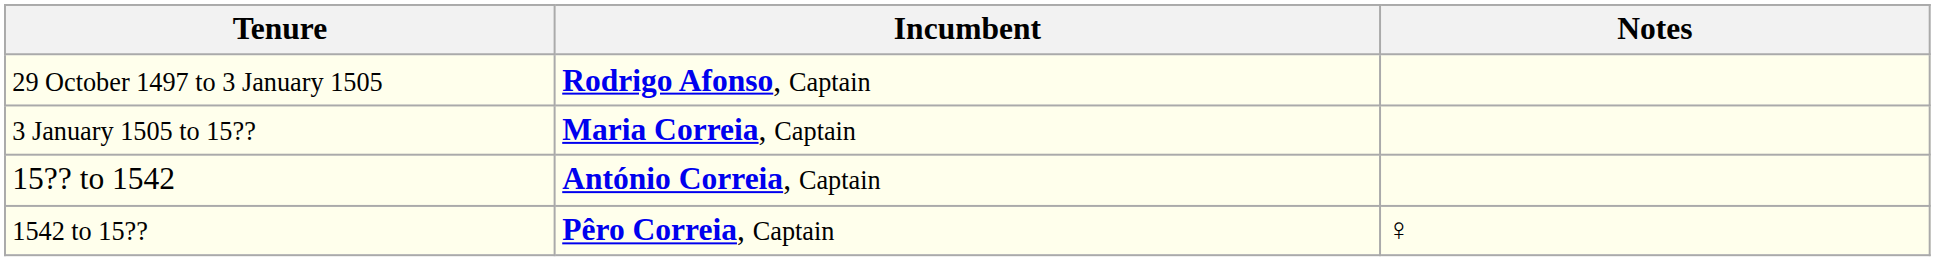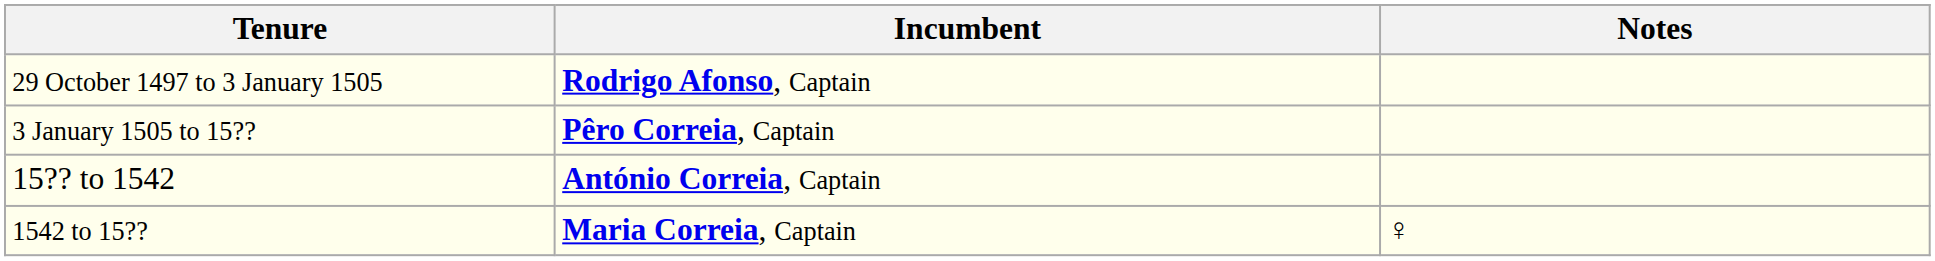(709, 129) Maria Correia, Captain -> (698, 129) Pêro Correia, Captain
(698, 229) Pêro Correia, Captain -> (709, 229) Maria Correia, Captain
